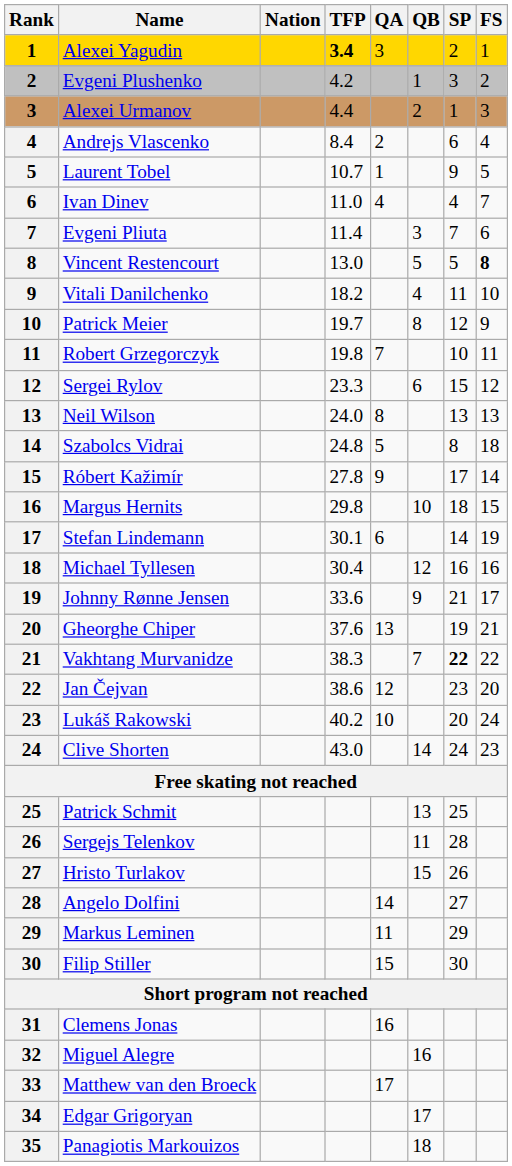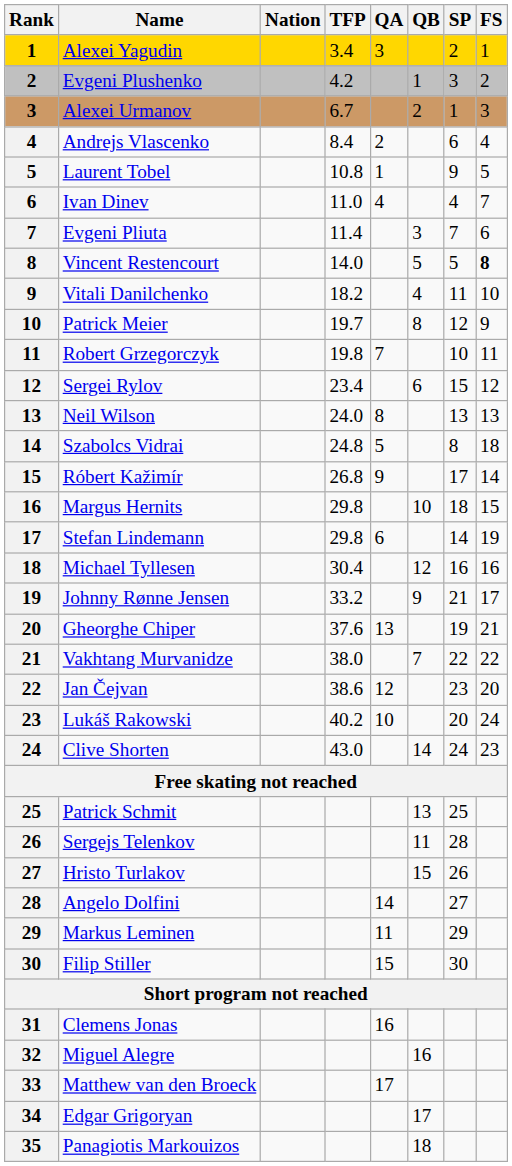(341, 50) bold -> (341, 50) normal
(341, 111) 4.4 -> (341, 111) 6.7
(346, 171) 10.7 -> (346, 171) 10.8
(346, 263) 13.0 -> (346, 263) 14.0
(346, 385) 23.3 -> (346, 385) 23.4
(346, 476) 27.8 -> (346, 476) 26.8
(346, 537) 30.1 -> (346, 537) 29.8
(346, 598) 33.6 -> (346, 598) 33.2
(346, 659) 38.3 -> (346, 659) 38.0
(458, 659) bold -> (458, 659) normal
